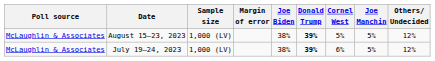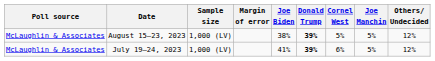(284, 49) 38% -> (284, 49) 41%
